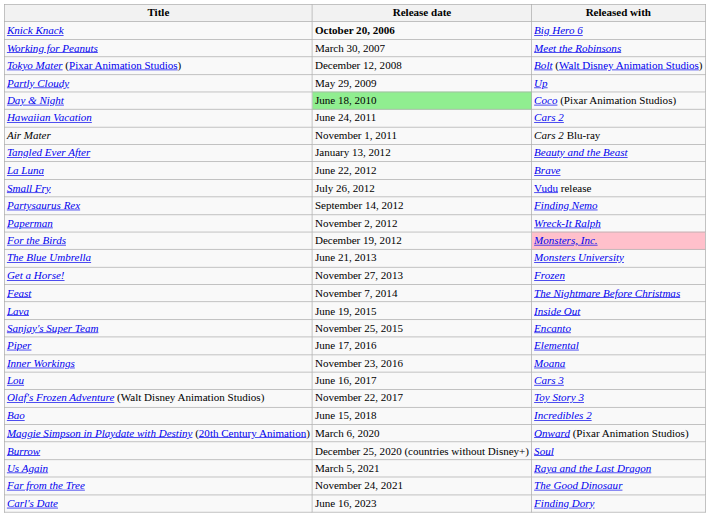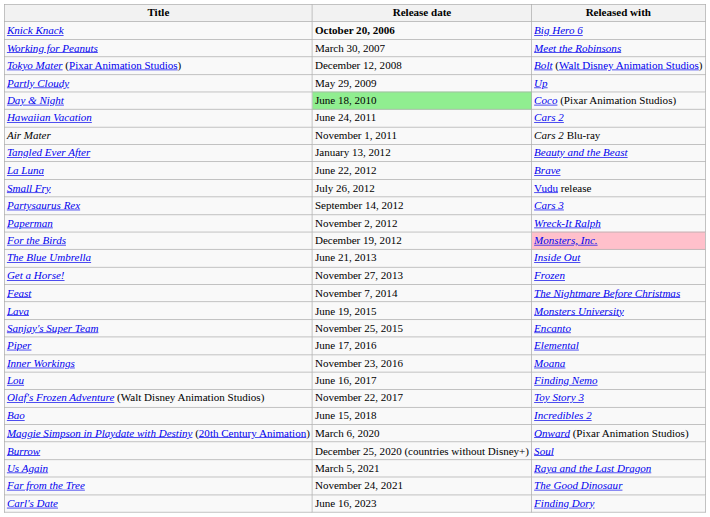(566, 205) Finding Nemo -> (549, 205) Cars 3
(579, 258) Monsters University -> (557, 258) Inside Out
(557, 310) Inside Out -> (579, 310) Monsters University
(549, 380) Cars 3 -> (566, 380) Finding Nemo
